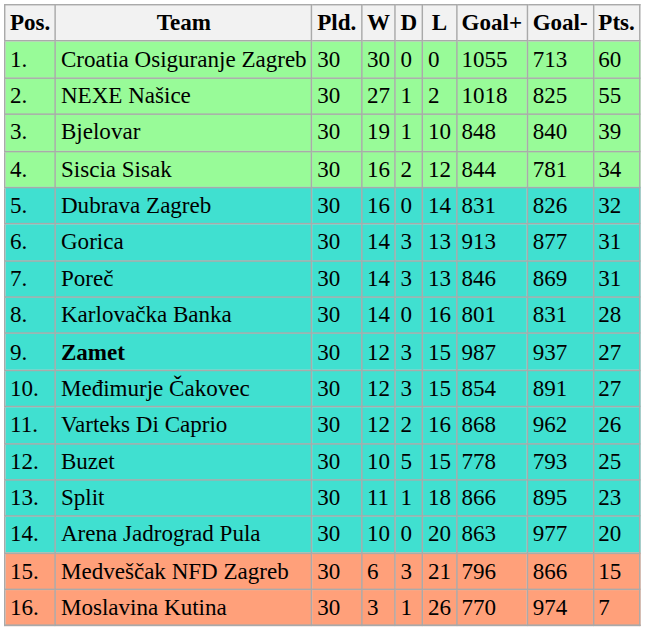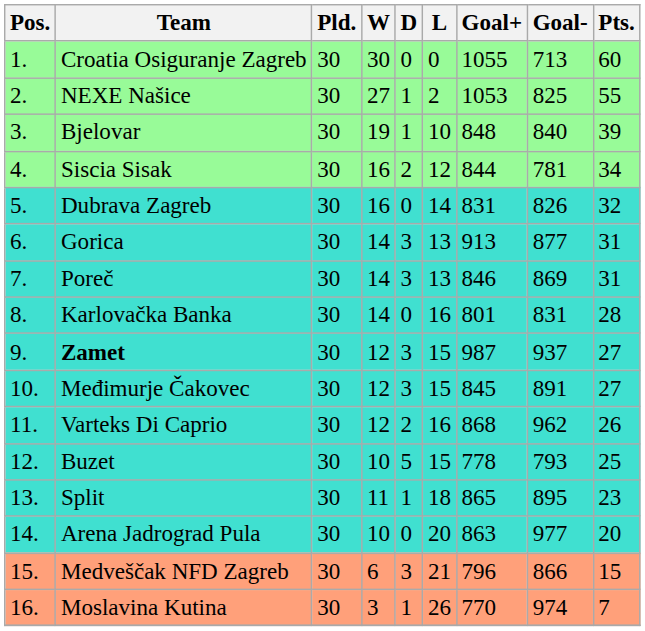(485, 95) 1018 -> (485, 95) 1053
(479, 388) 854 -> (479, 388) 845
(479, 497) 866 -> (479, 497) 865
